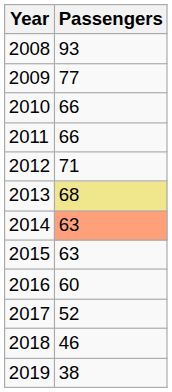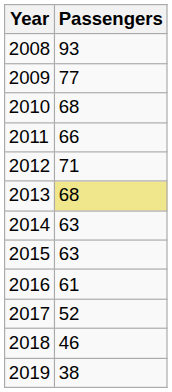(69, 107) 66 -> (69, 107) 68
(69, 225) lightsalmon background -> (69, 225) no background
(69, 284) 60 -> (69, 284) 61
